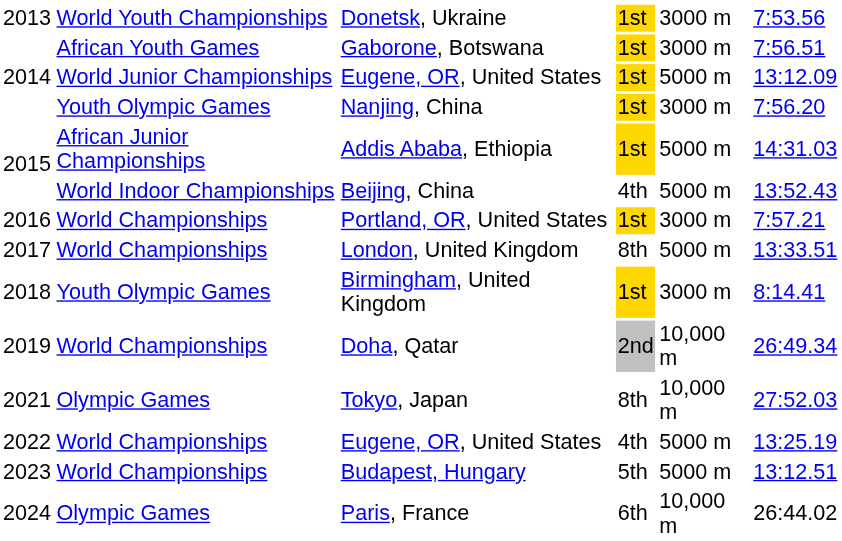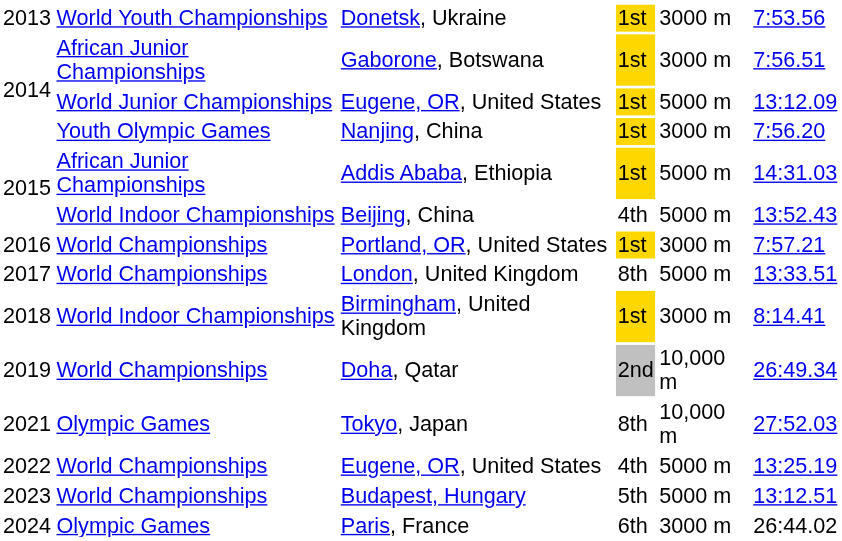(158, 47) African Youth Games -> (131, 59) African Junior Championships
(164, 292) Youth Olympic Games -> (196, 316) World Indoor Championships
(692, 513) 10,000 m -> (695, 525) 3000 m
